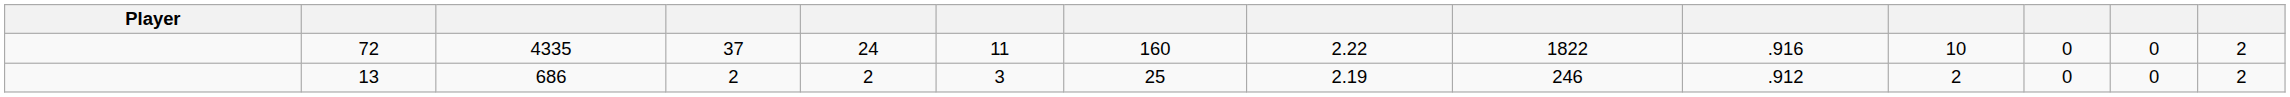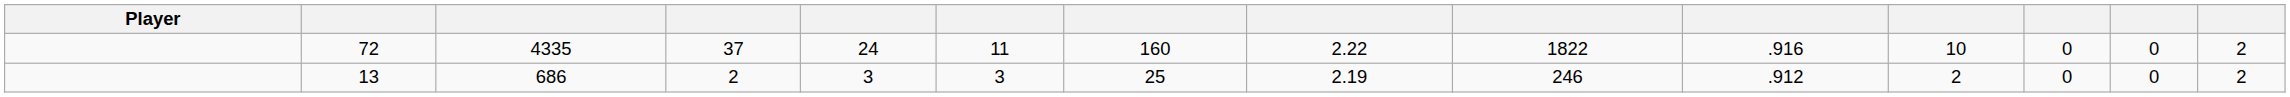(868, 77) 2 -> (868, 77) 3
